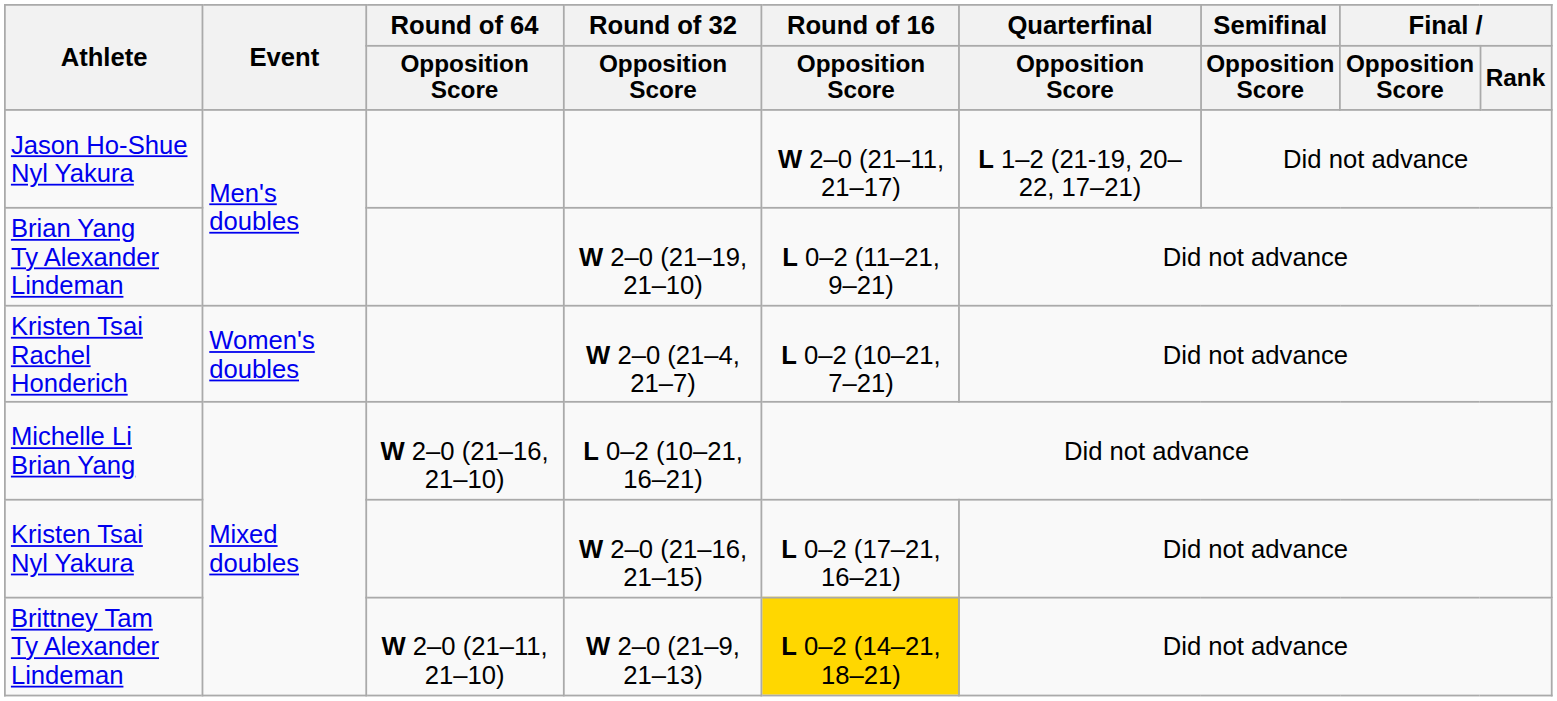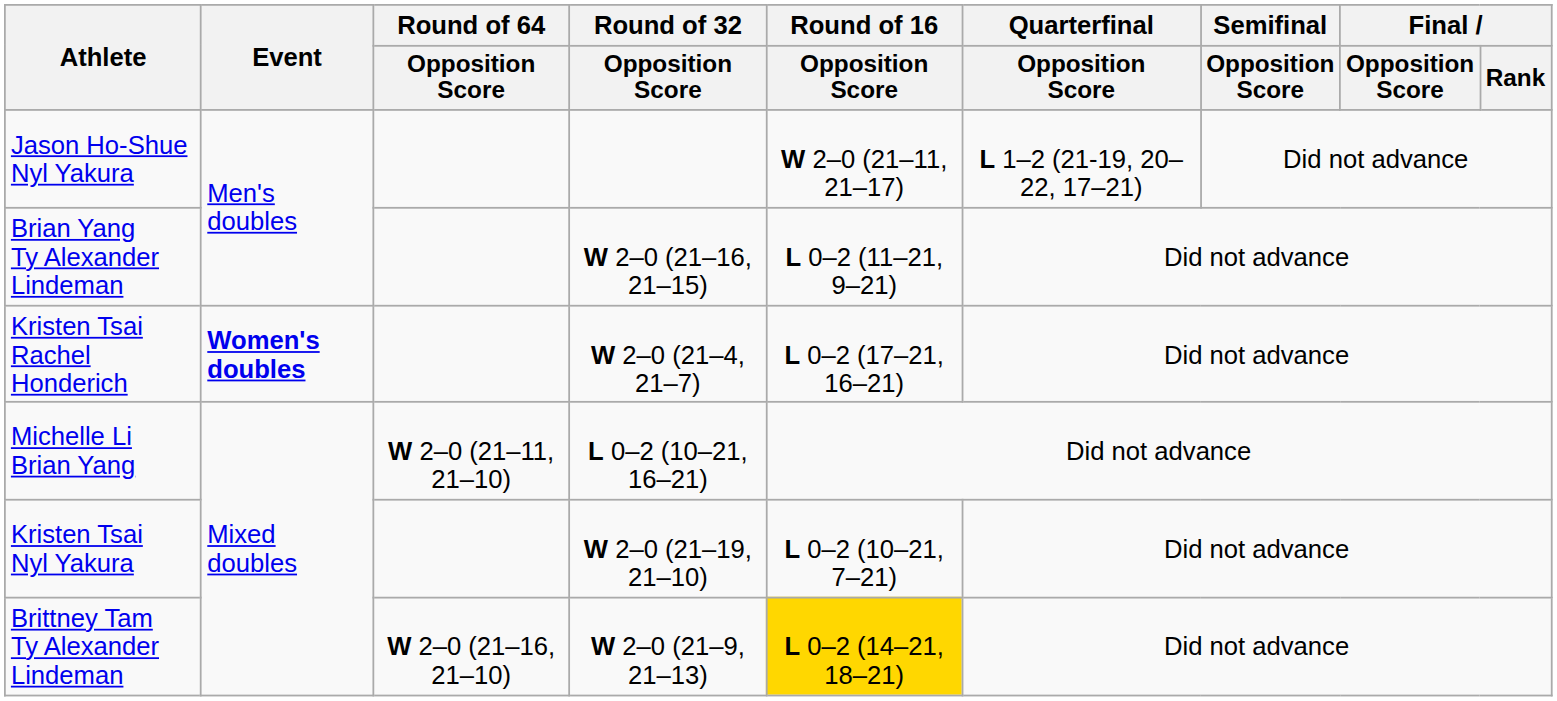(663, 271) W 2–0 (21–19, 21–10) -> (668, 271) W 2–0 (21–16, 21–15)
(262, 354) normal -> (263, 354) bold
(861, 369) L 0–2 (10–21, 7–21) -> (864, 369) L 0–2 (17–21, 16–21)
(465, 466) W 2–0 (21–16, 21–10) -> (471, 466) W 2–0 (21–11, 21–10)
(663, 563) W 2–0 (21–16, 21–15) -> (668, 563) W 2–0 (21–19, 21–10)
(861, 563) L 0–2 (17–21, 16–21) -> (864, 563) L 0–2 (10–21, 7–21)
(465, 661) W 2–0 (21–11, 21–10) -> (471, 661) W 2–0 (21–16, 21–10)
